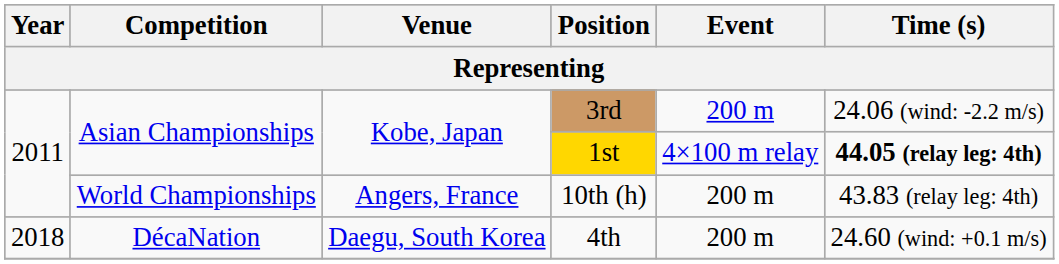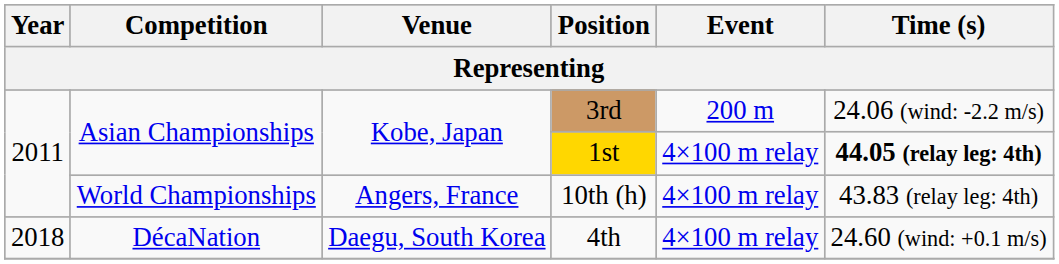(740, 195) 200 m -> (740, 195) 4×100 m relay
(740, 237) 200 m -> (740, 237) 4×100 m relay
